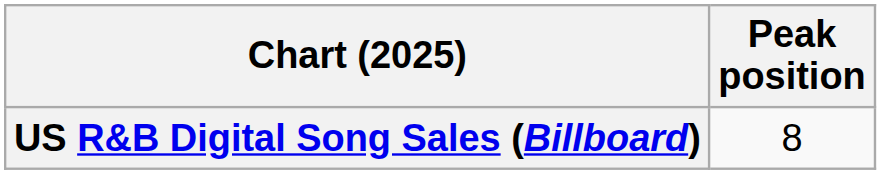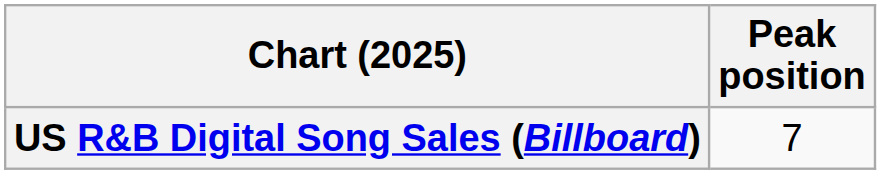(792, 137) 8 -> (792, 137) 7
